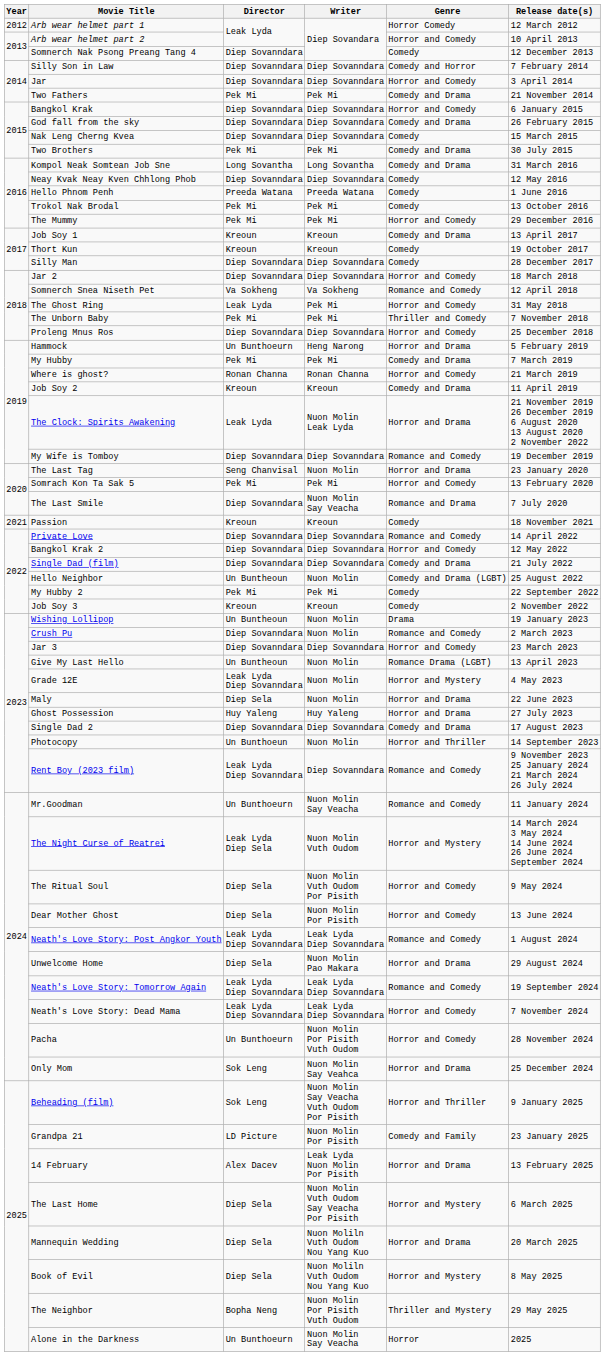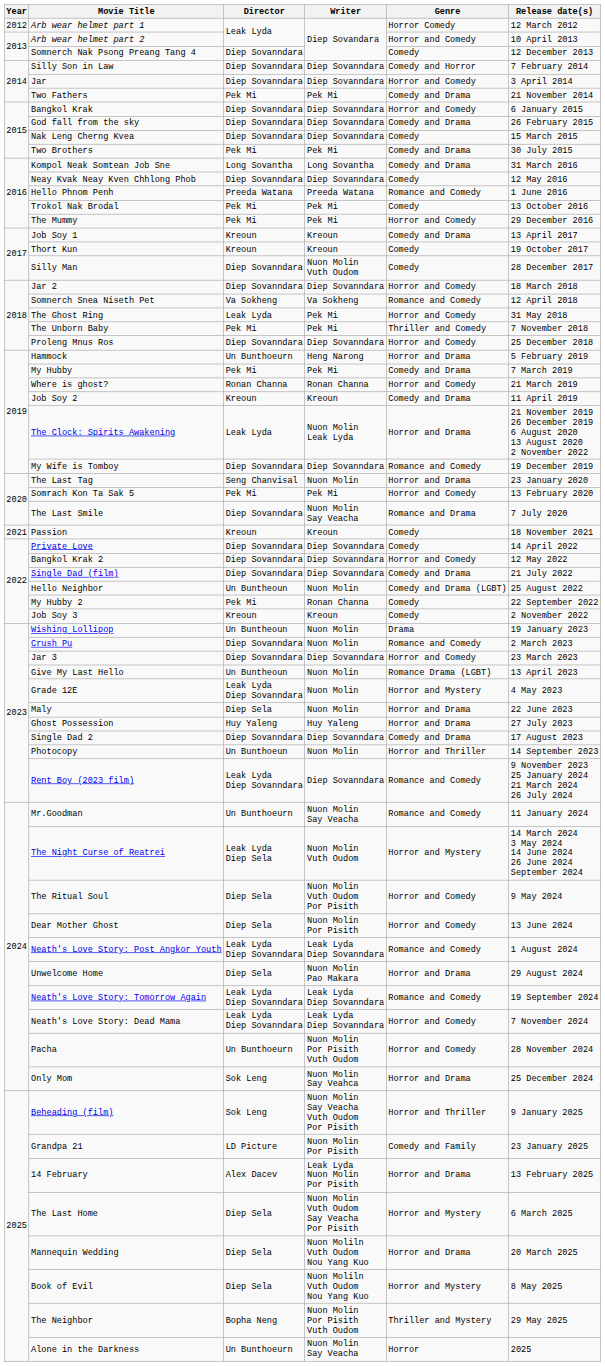(404, 193) Comedy -> (435, 193) Romance and Comedy
(346, 263) Diep Sovanndara -> (333, 268) Nuon Molin Vuth Oudom
(435, 536) Romance and Comedy -> (404, 546) Comedy
(322, 592) Pek Mi -> (338, 602) Ronan Channa
